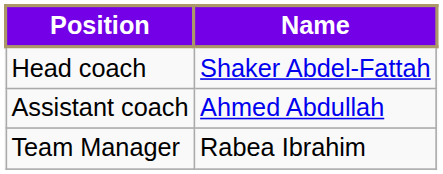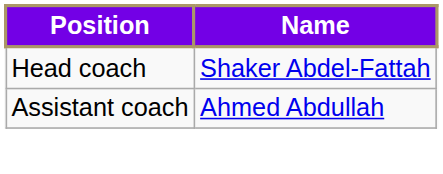- row: (96, 147)
